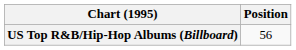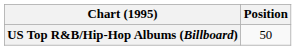(266, 34) 56 -> (266, 34) 50
